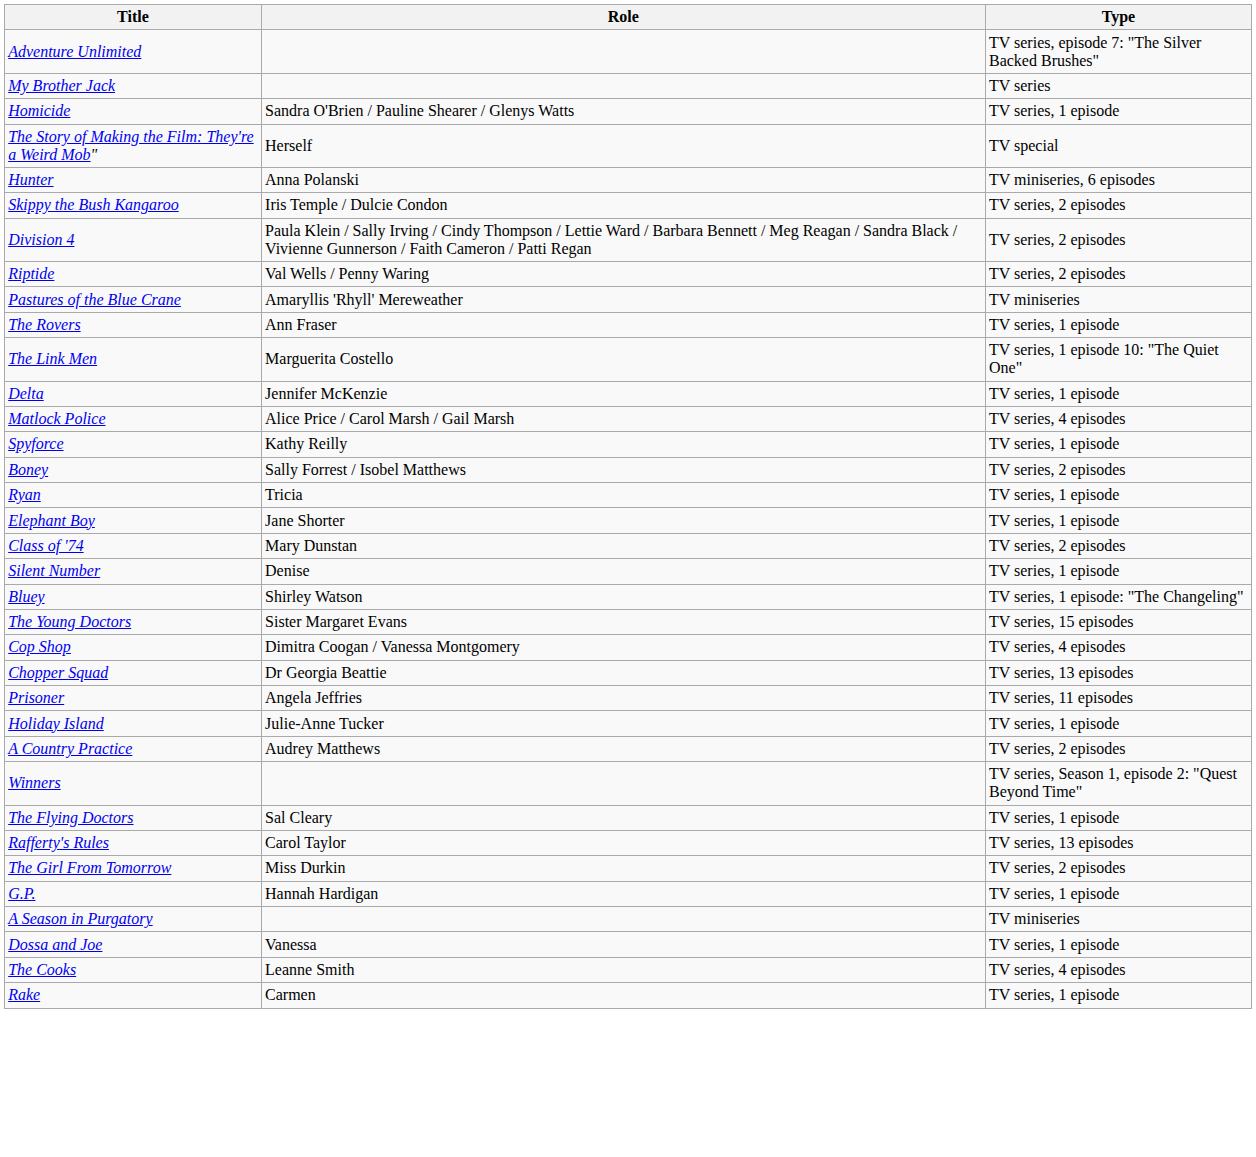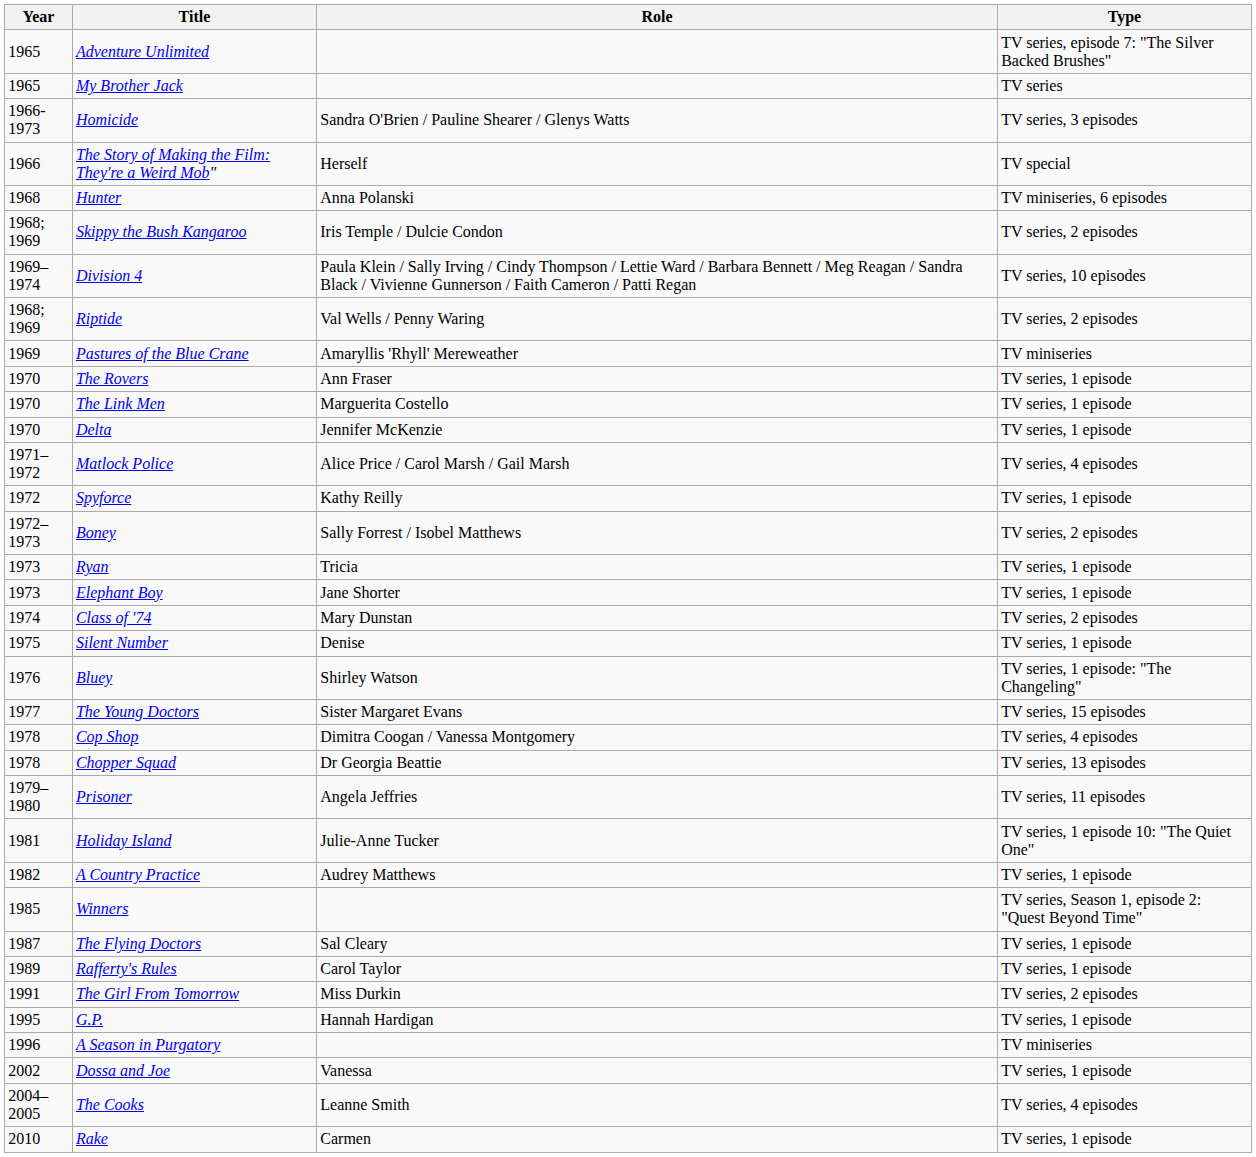+ column: (38, 17)
(1054, 111) TV series, 1 episode -> (1069, 120) TV series, 3 episodes
(1057, 239) TV series, 2 episodes -> (1073, 275) TV series, 10 episodes
(1104, 359) TV series, 1 episode 10: "The Quiet One" -> (1066, 404) TV series, 1 episode
(1054, 723) TV series, 1 episode -> (1116, 840) TV series, 1 episode 10: "The Quiet One"
(1057, 748) TV series, 2 episodes -> (1066, 874) TV series, 1 episode
(1061, 843) TV series, 13 episodes -> (1066, 969) TV series, 1 episode
